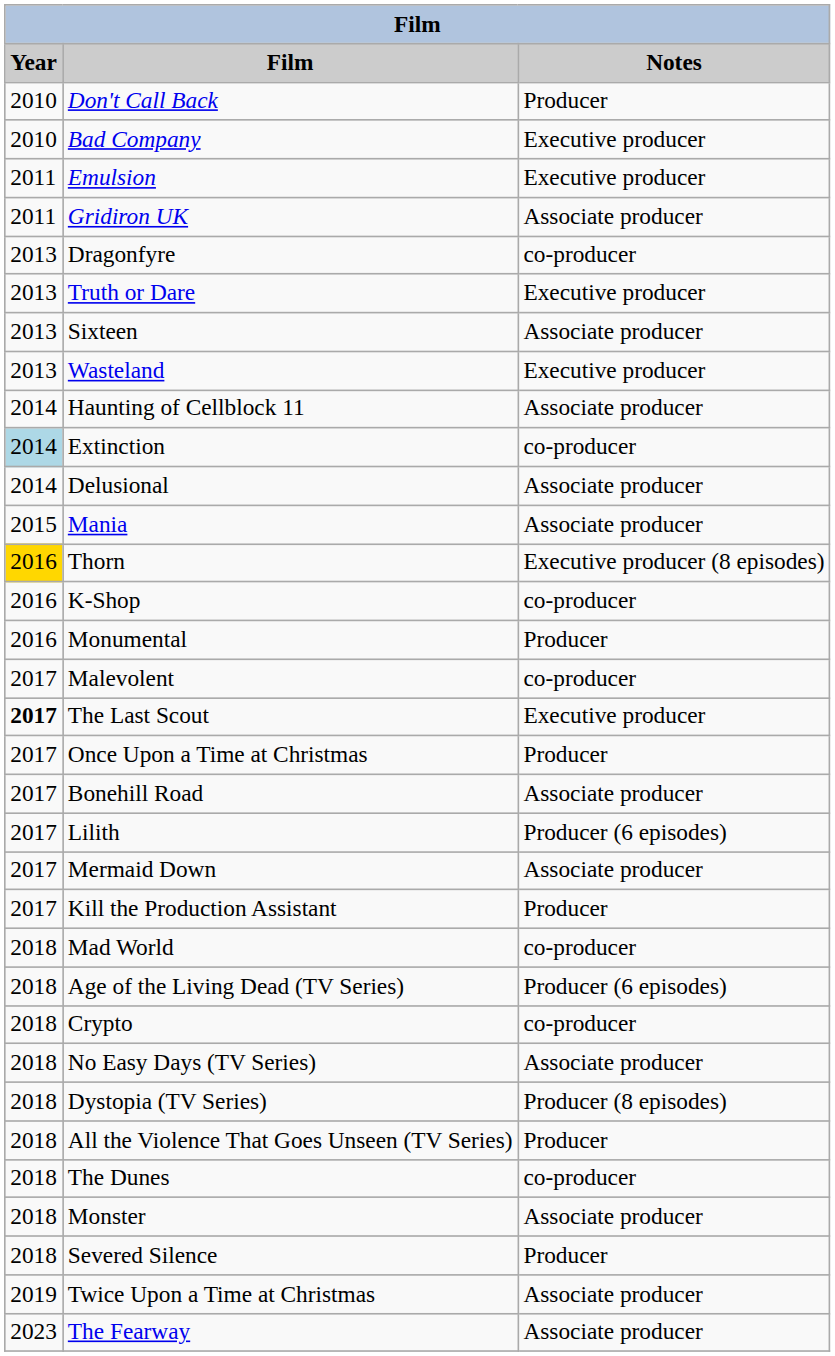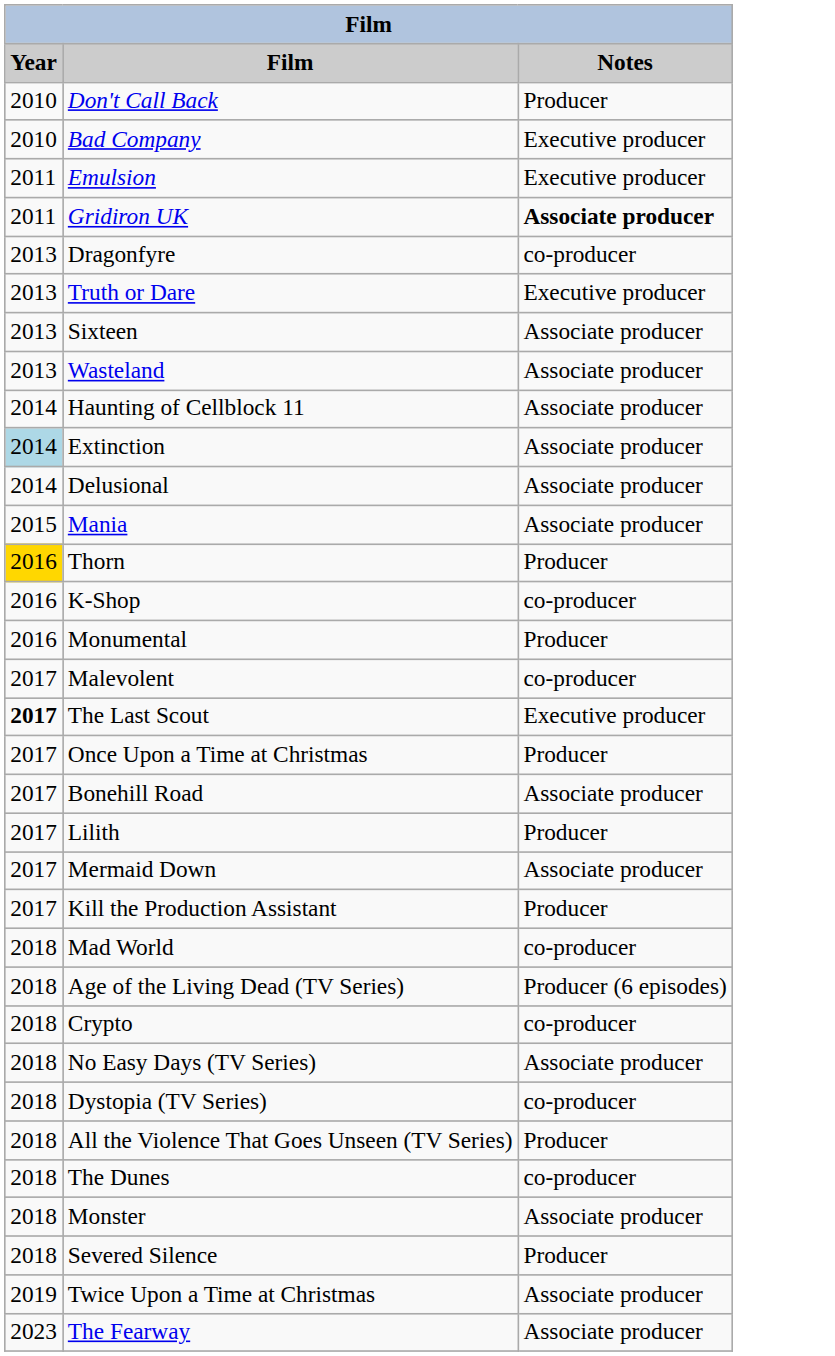(613, 216) normal -> (619, 216) bold
(614, 370) Executive producer -> (613, 370) Associate producer
(580, 447) co-producer -> (613, 447) Associate producer
(674, 562) Executive producer (8 episodes) -> (566, 562) Producer
(625, 832) Producer (6 episodes) -> (566, 832) Producer
(625, 1101) Producer (8 episodes) -> (580, 1101) co-producer
